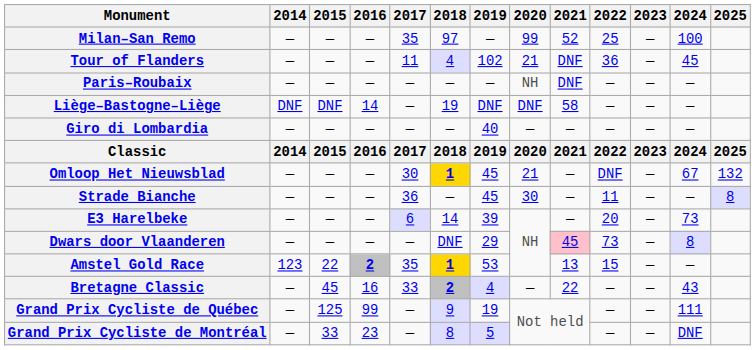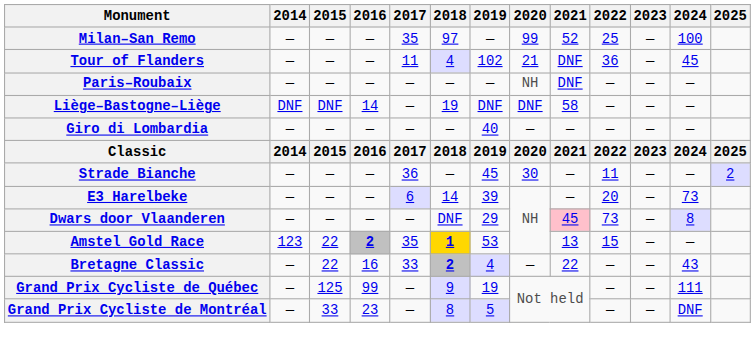- row: (137, 175)
(730, 197) 8 -> (730, 175) 2
(330, 288) 45 -> (330, 265) 22
